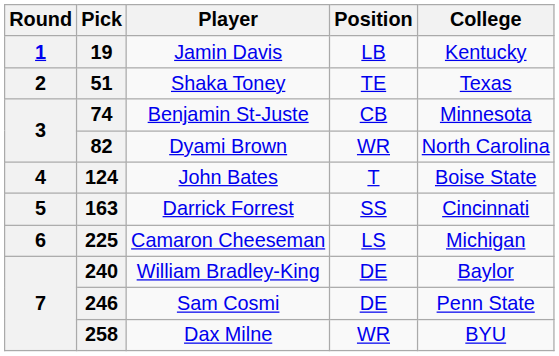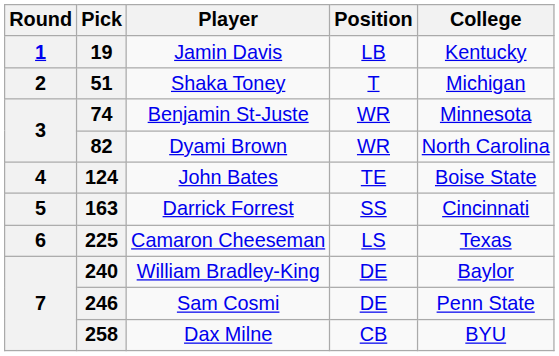(373, 83) TE -> (373, 83) T
(486, 83) Texas -> (486, 83) Michigan
(373, 114) CB -> (373, 114) WR
(373, 177) T -> (373, 177) TE
(486, 240) Michigan -> (486, 240) Texas
(373, 334) WR -> (373, 334) CB
